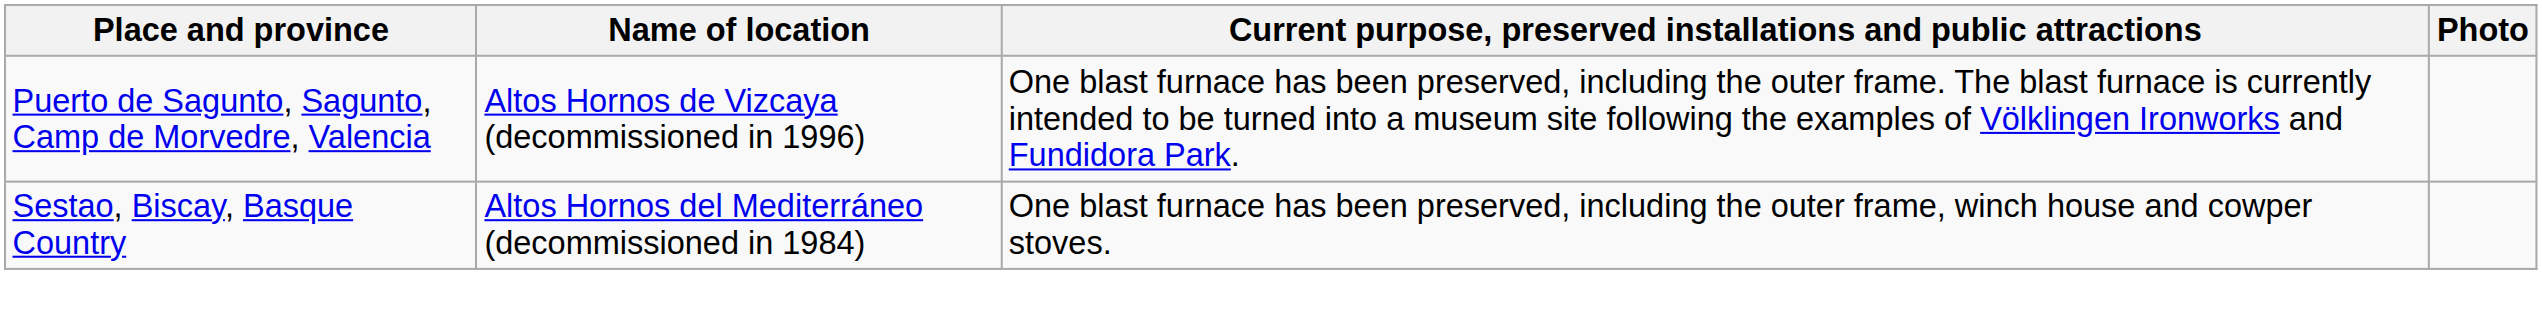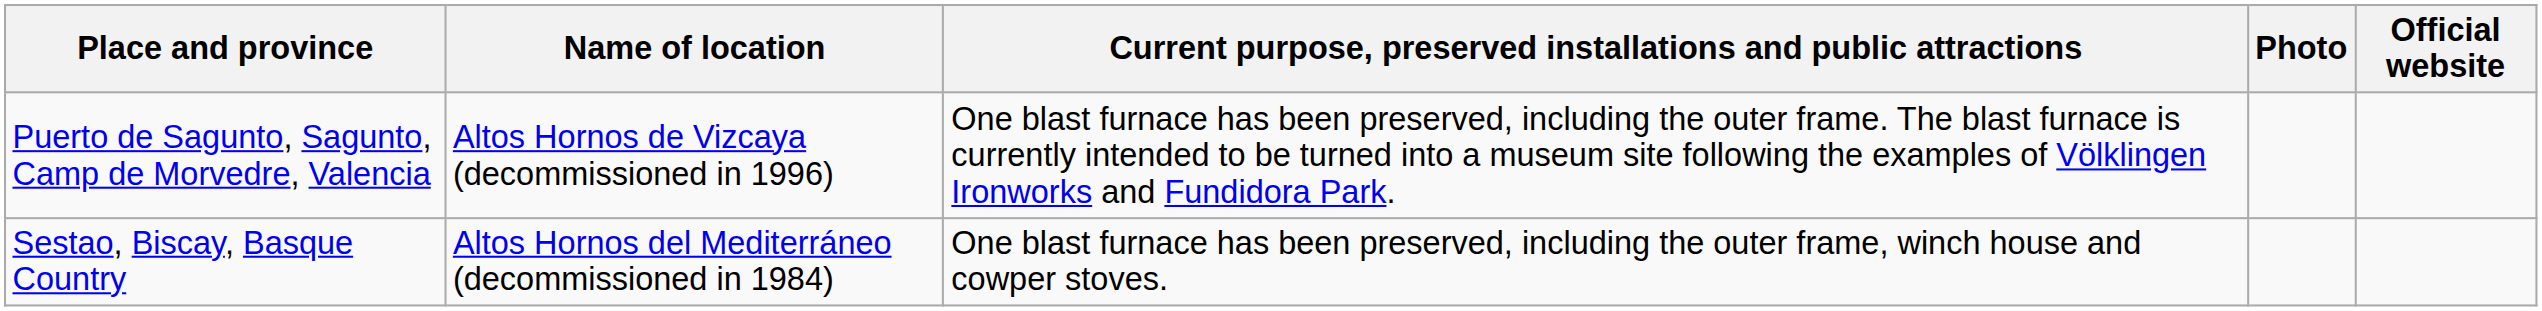+ column: (2446, 48)
